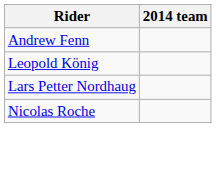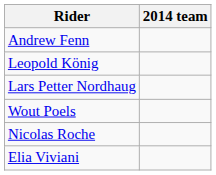+ row: (42, 110)
+ row: (43, 157)
